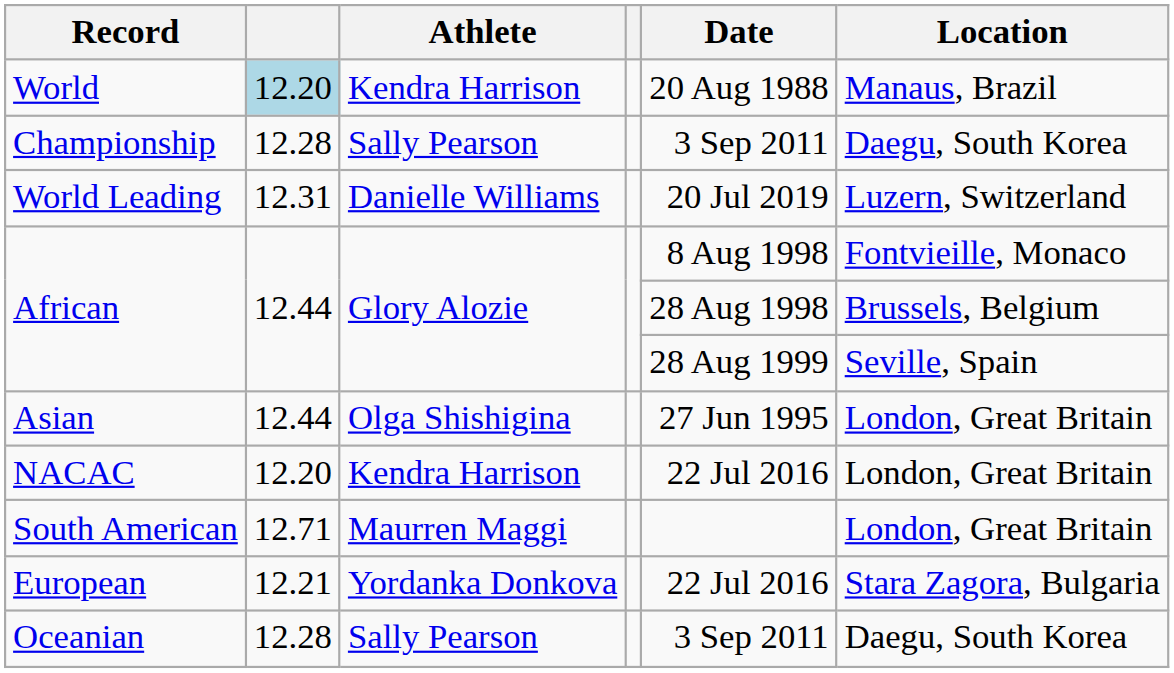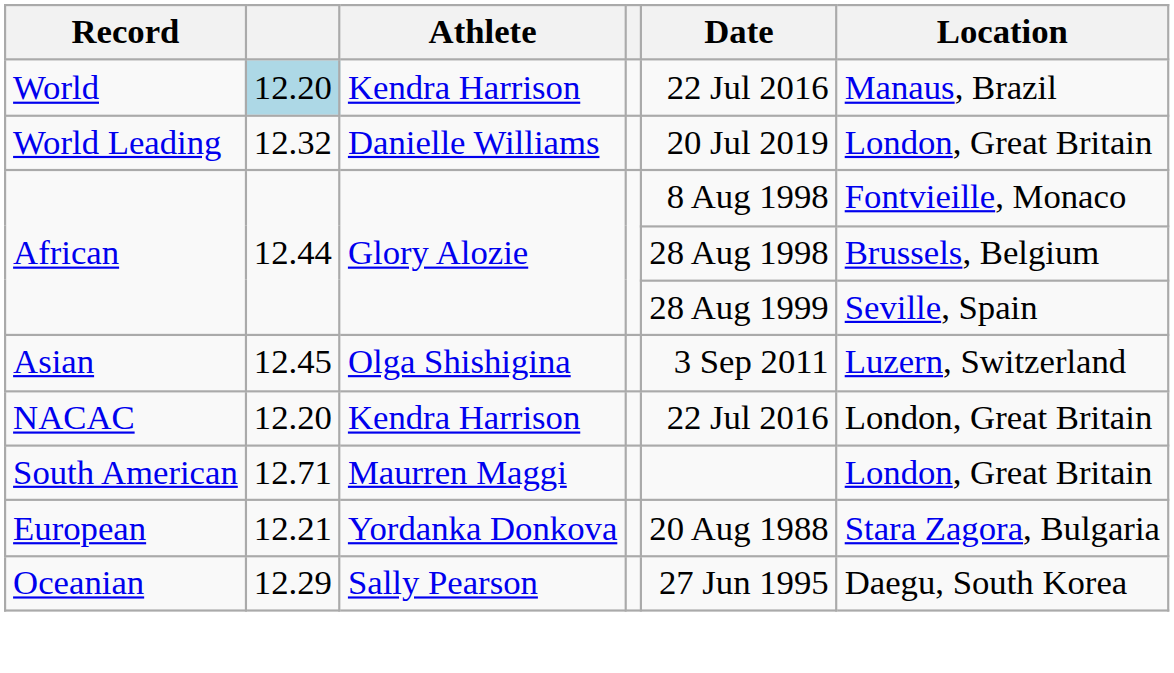(739, 87) 20 Aug 1988 -> (748, 87) 22 Jul 2016
- row: (114, 142)
(293, 197) 12.31 -> (293, 142) 12.32
(985, 197) Luzern, Switzerland -> (999, 142) London, Great Britain
(293, 417) 12.44 -> (293, 362) 12.45
(744, 417) 27 Jun 1995 -> (751, 362) 3 Sep 2011
(999, 417) London, Great Britain -> (985, 362) Luzern, Switzerland
(748, 582) 22 Jul 2016 -> (739, 527) 20 Aug 1988
(293, 637) 12.28 -> (293, 582) 12.29
(751, 637) 3 Sep 2011 -> (744, 582) 27 Jun 1995
